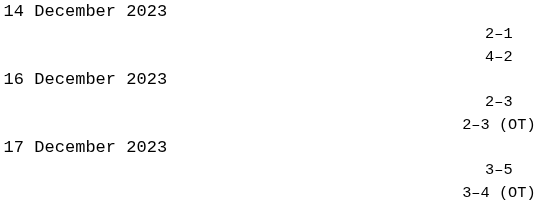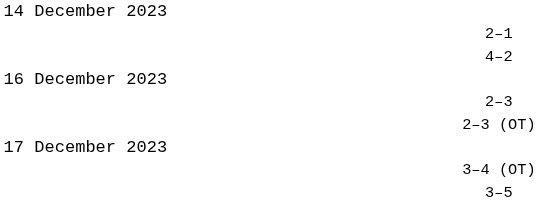rows swapped: (208, 171) <-> (208, 193)
